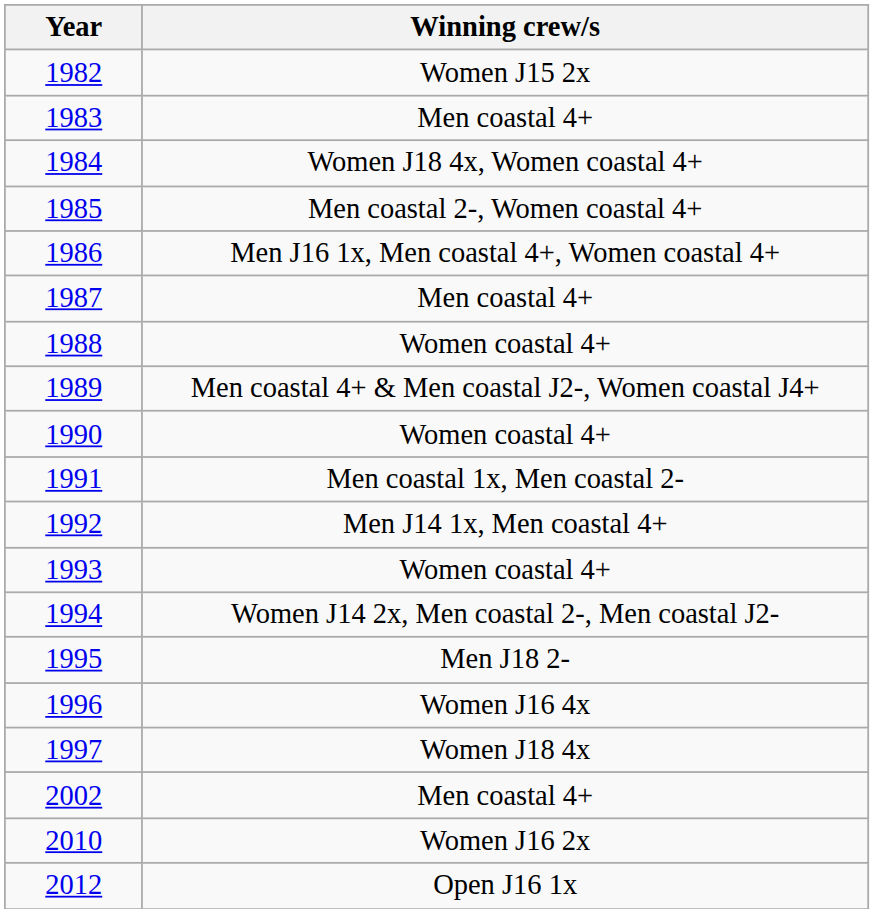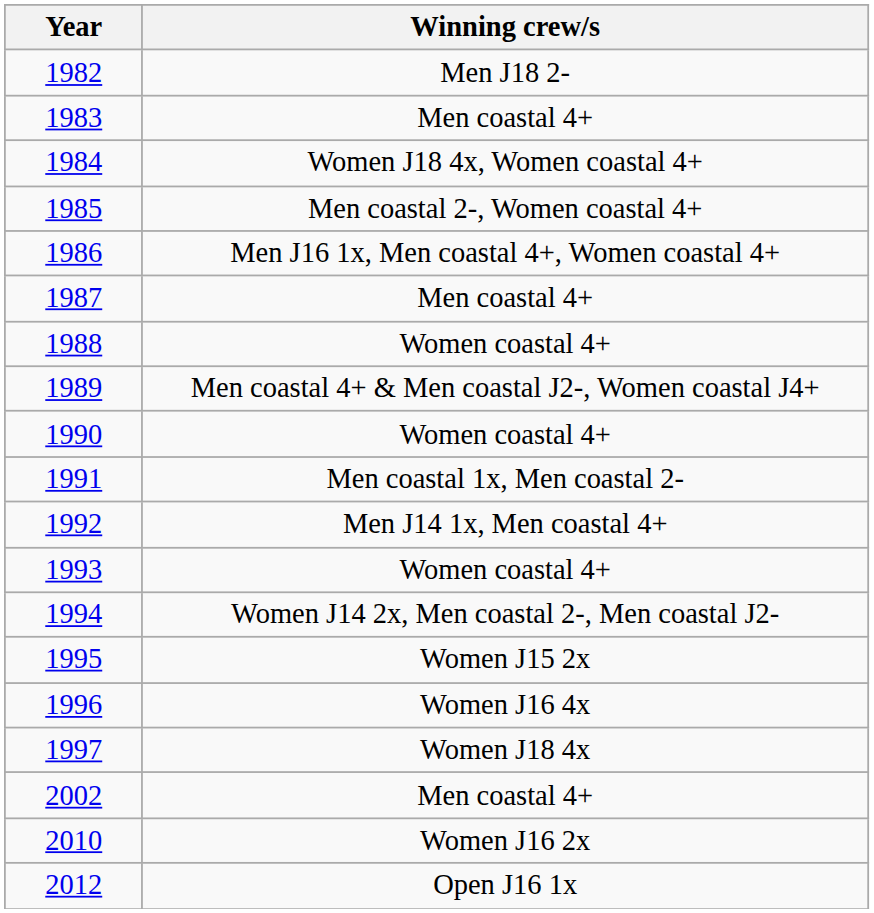(505, 72) Women J15 2x -> (505, 72) Men J18 2-
(505, 659) Men J18 2- -> (505, 659) Women J15 2x
